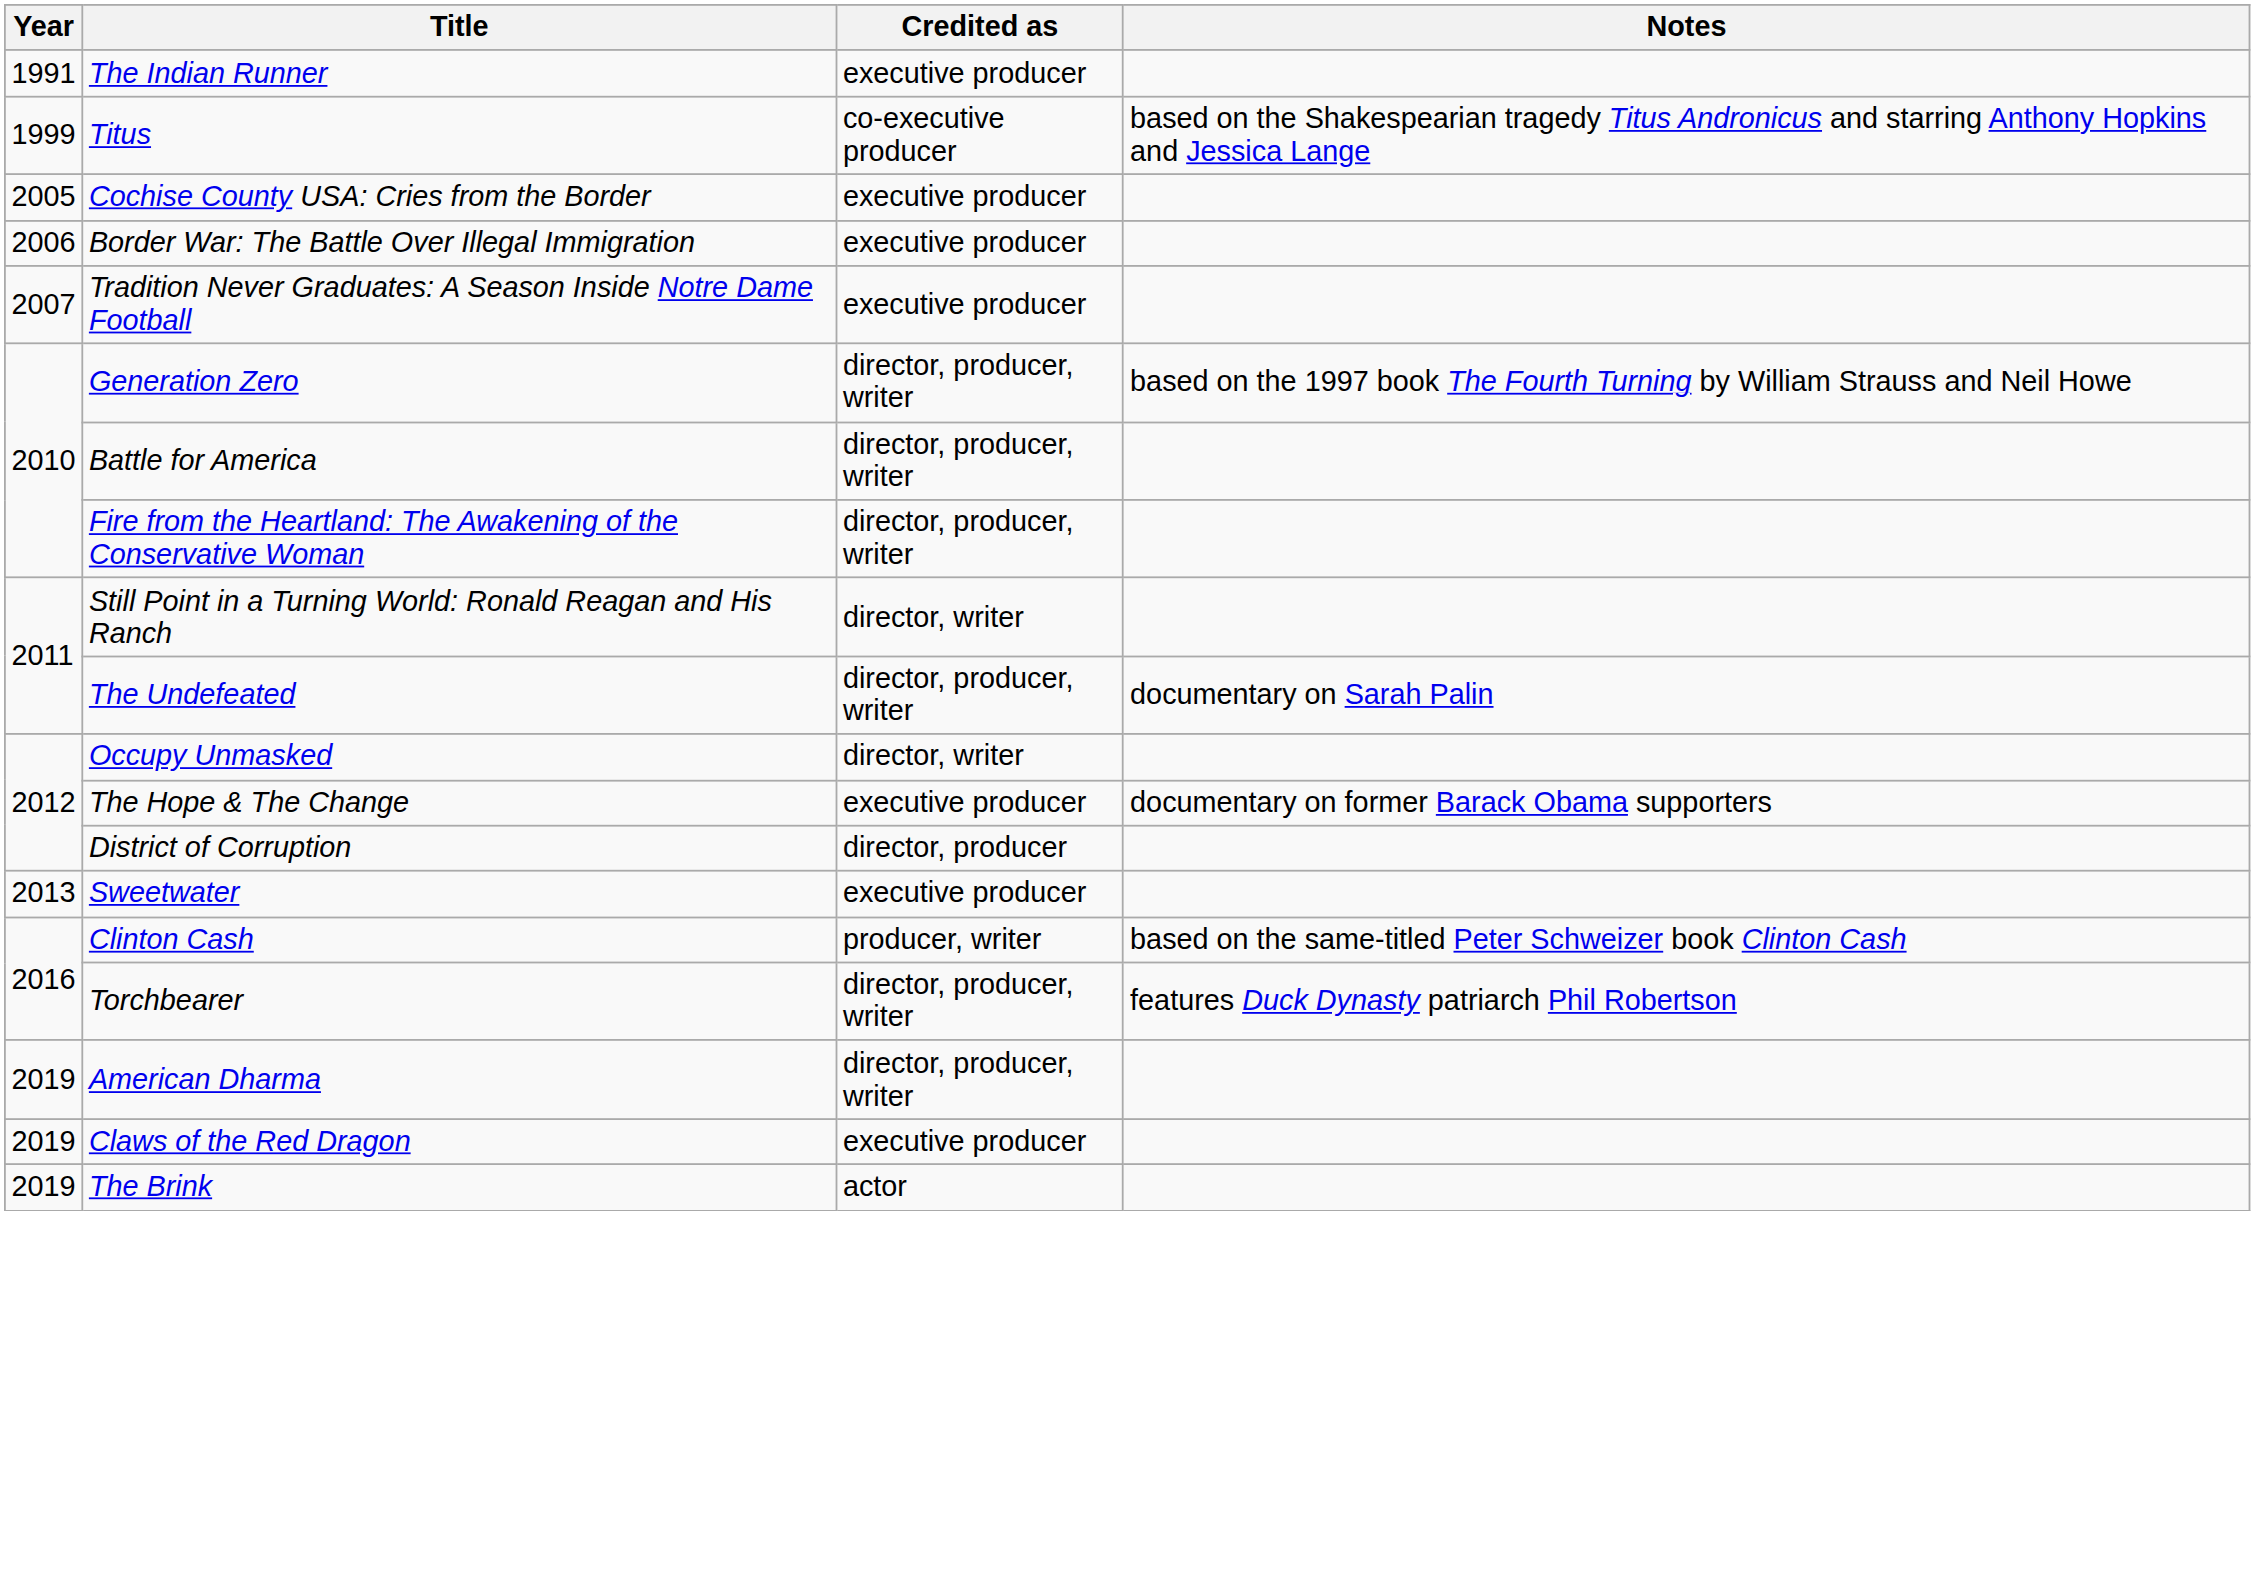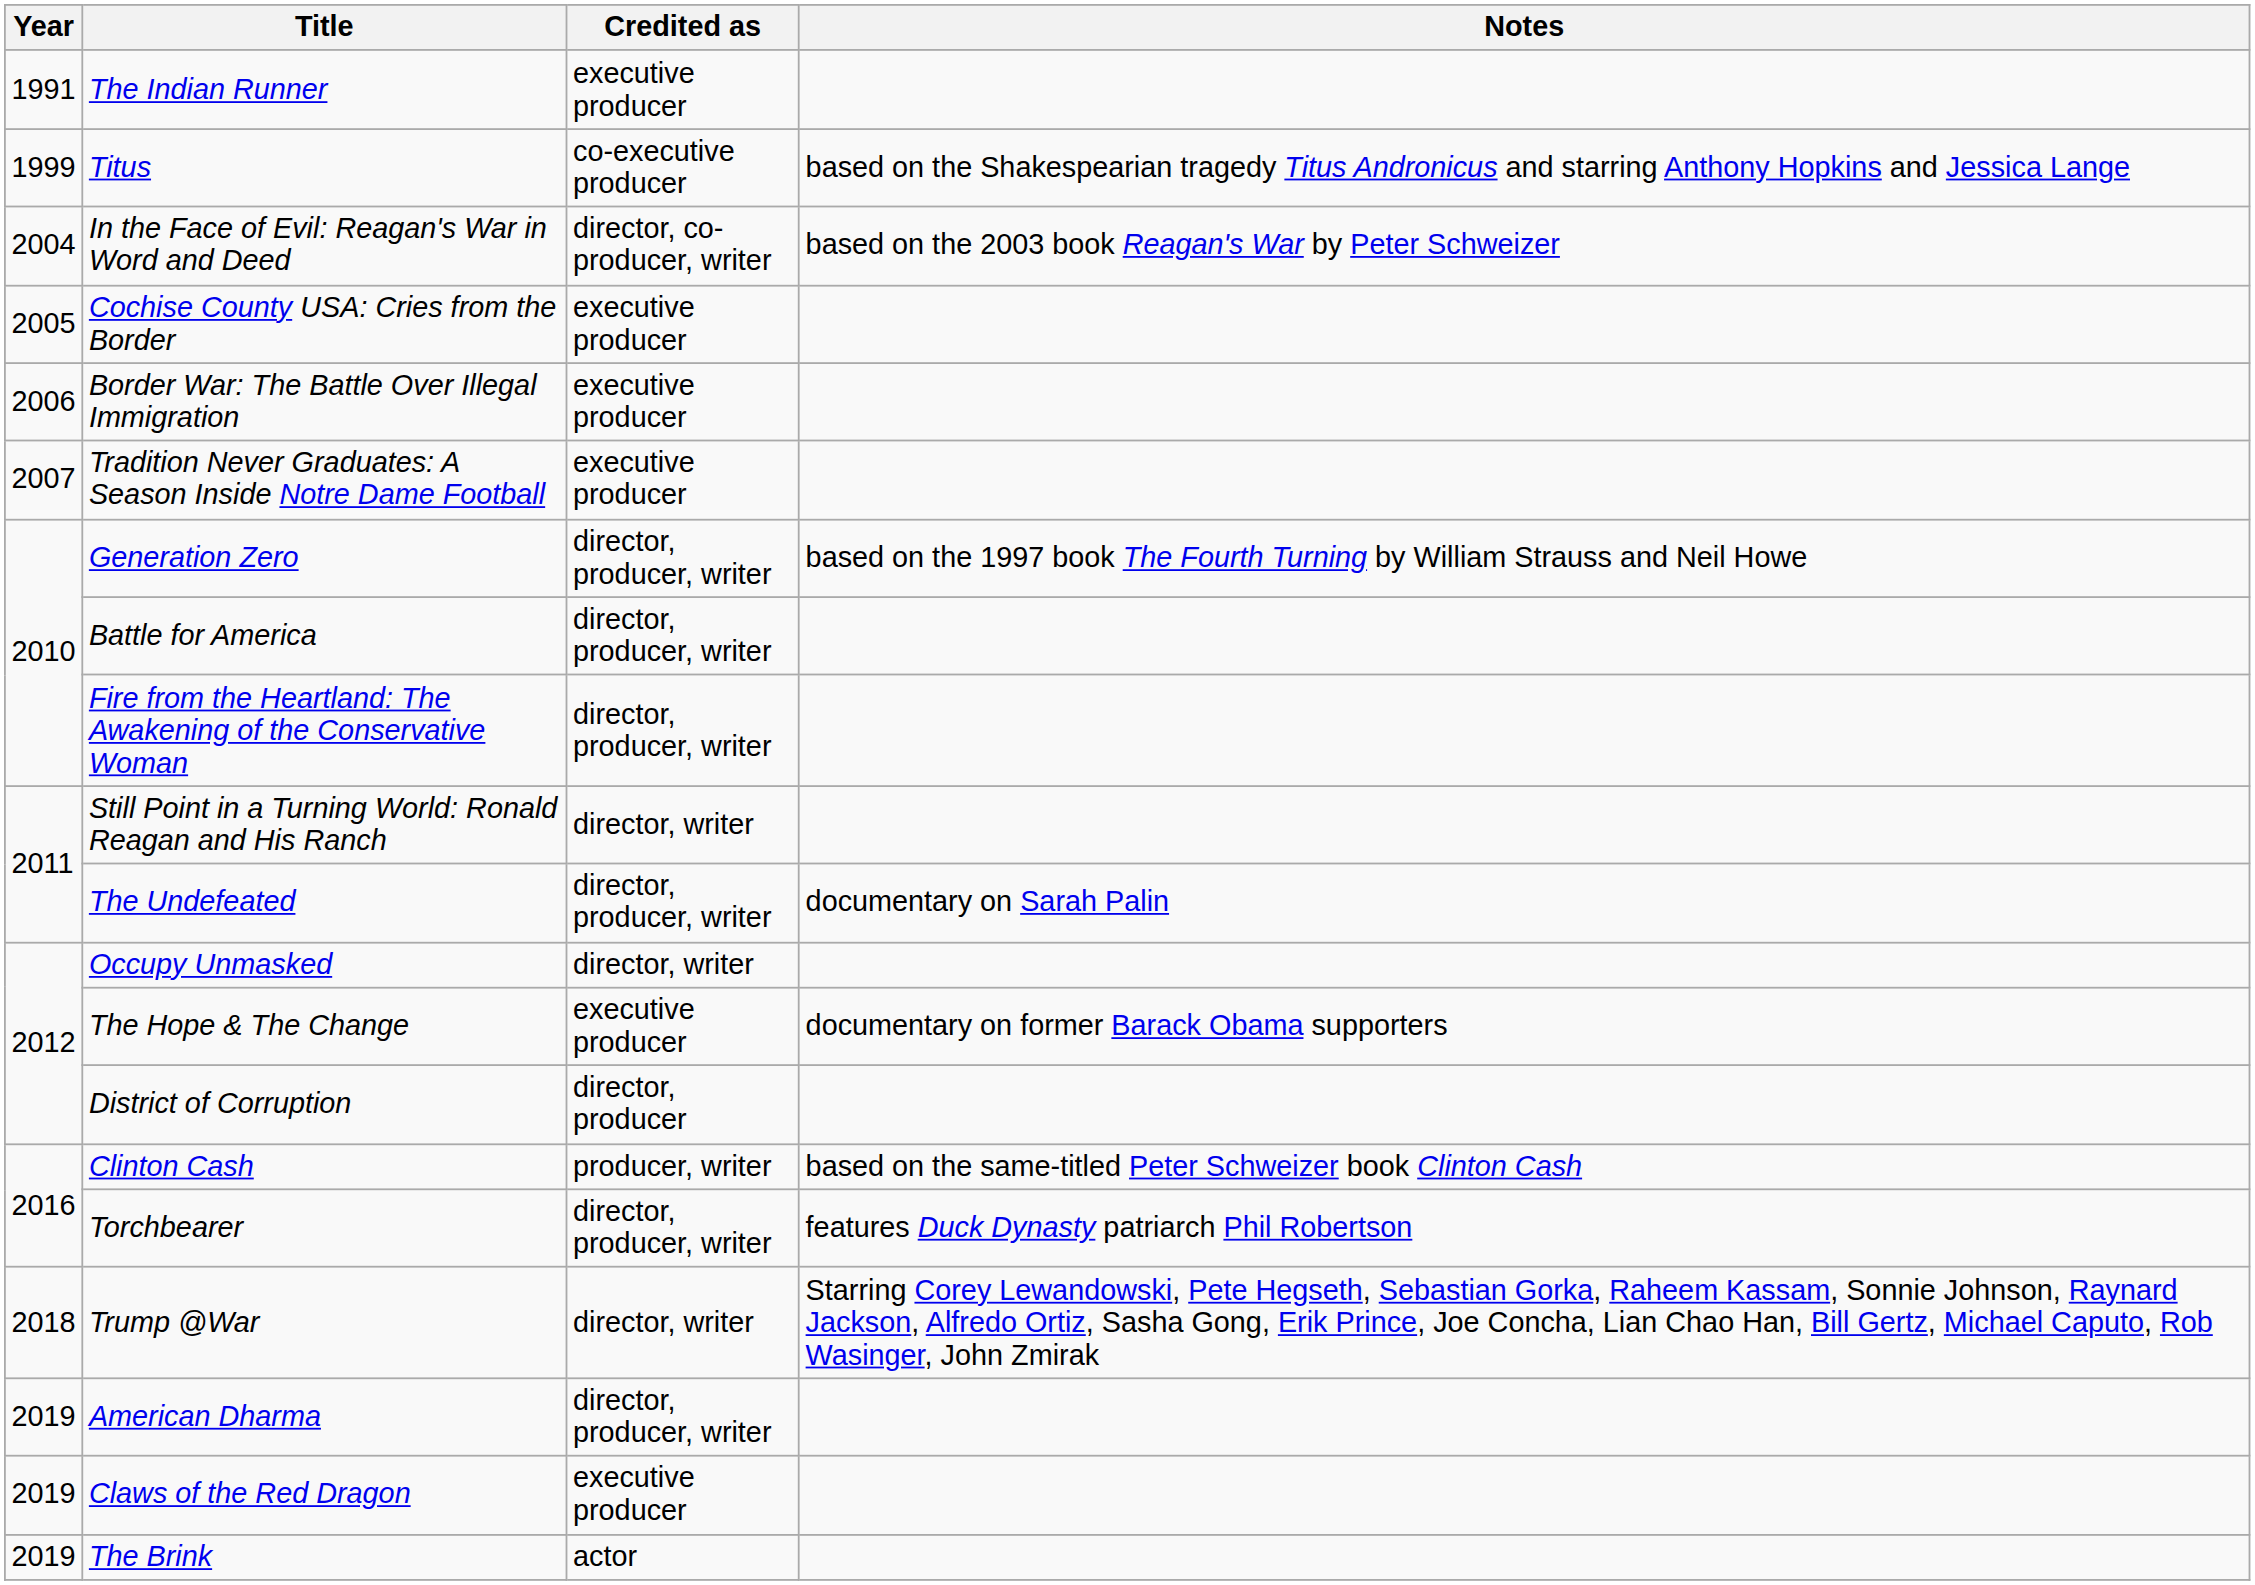+ row: (318, 245)
- row: (164, 893)
+ row: (174, 1322)
